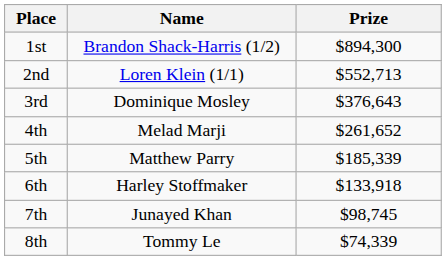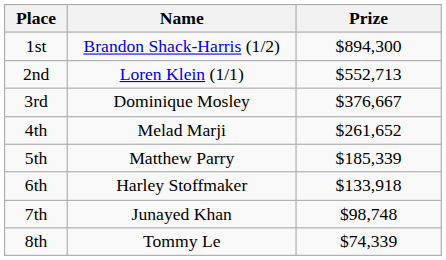(369, 102) $376,643 -> (369, 102) $376,667
(369, 213) $98,745 -> (369, 213) $98,748
